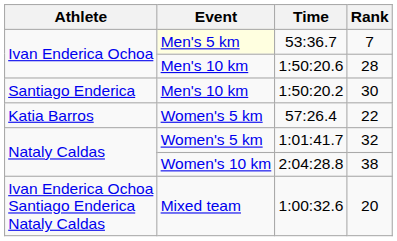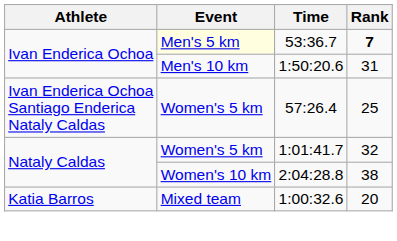(370, 42) normal -> (370, 42) bold
(370, 66) 28 -> (370, 66) 31
- row: (311, 91)
(51, 115) Katia Barros -> (81, 108) Ivan Enderica Ochoa Santiago Enderica Nataly Caldas
(370, 115) 22 -> (370, 108) 25
(81, 206) Ivan Enderica Ochoa Santiago Enderica Nataly Caldas -> (51, 199) Katia Barros
